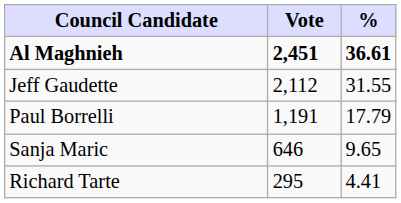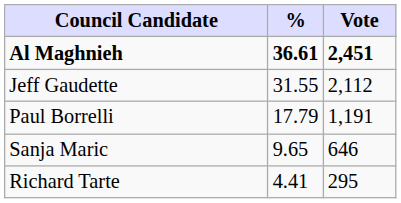columns swapped: (304, 20) <-> (368, 20)
